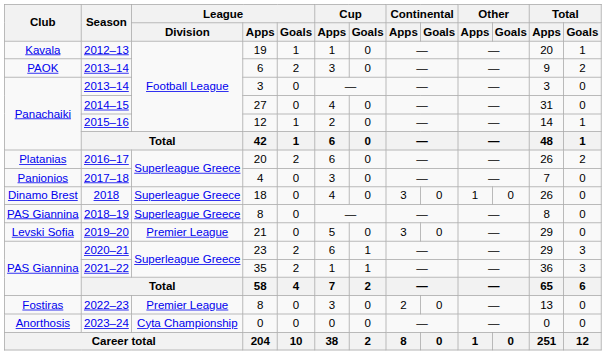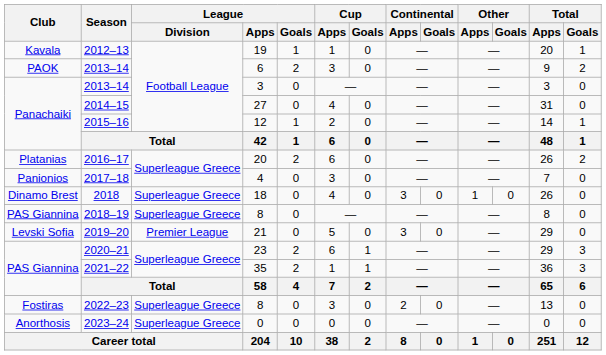(187, 305) Premier League -> (187, 305) Superleague Greece
(187, 323) Cyta Championship -> (187, 323) Superleague Greece
